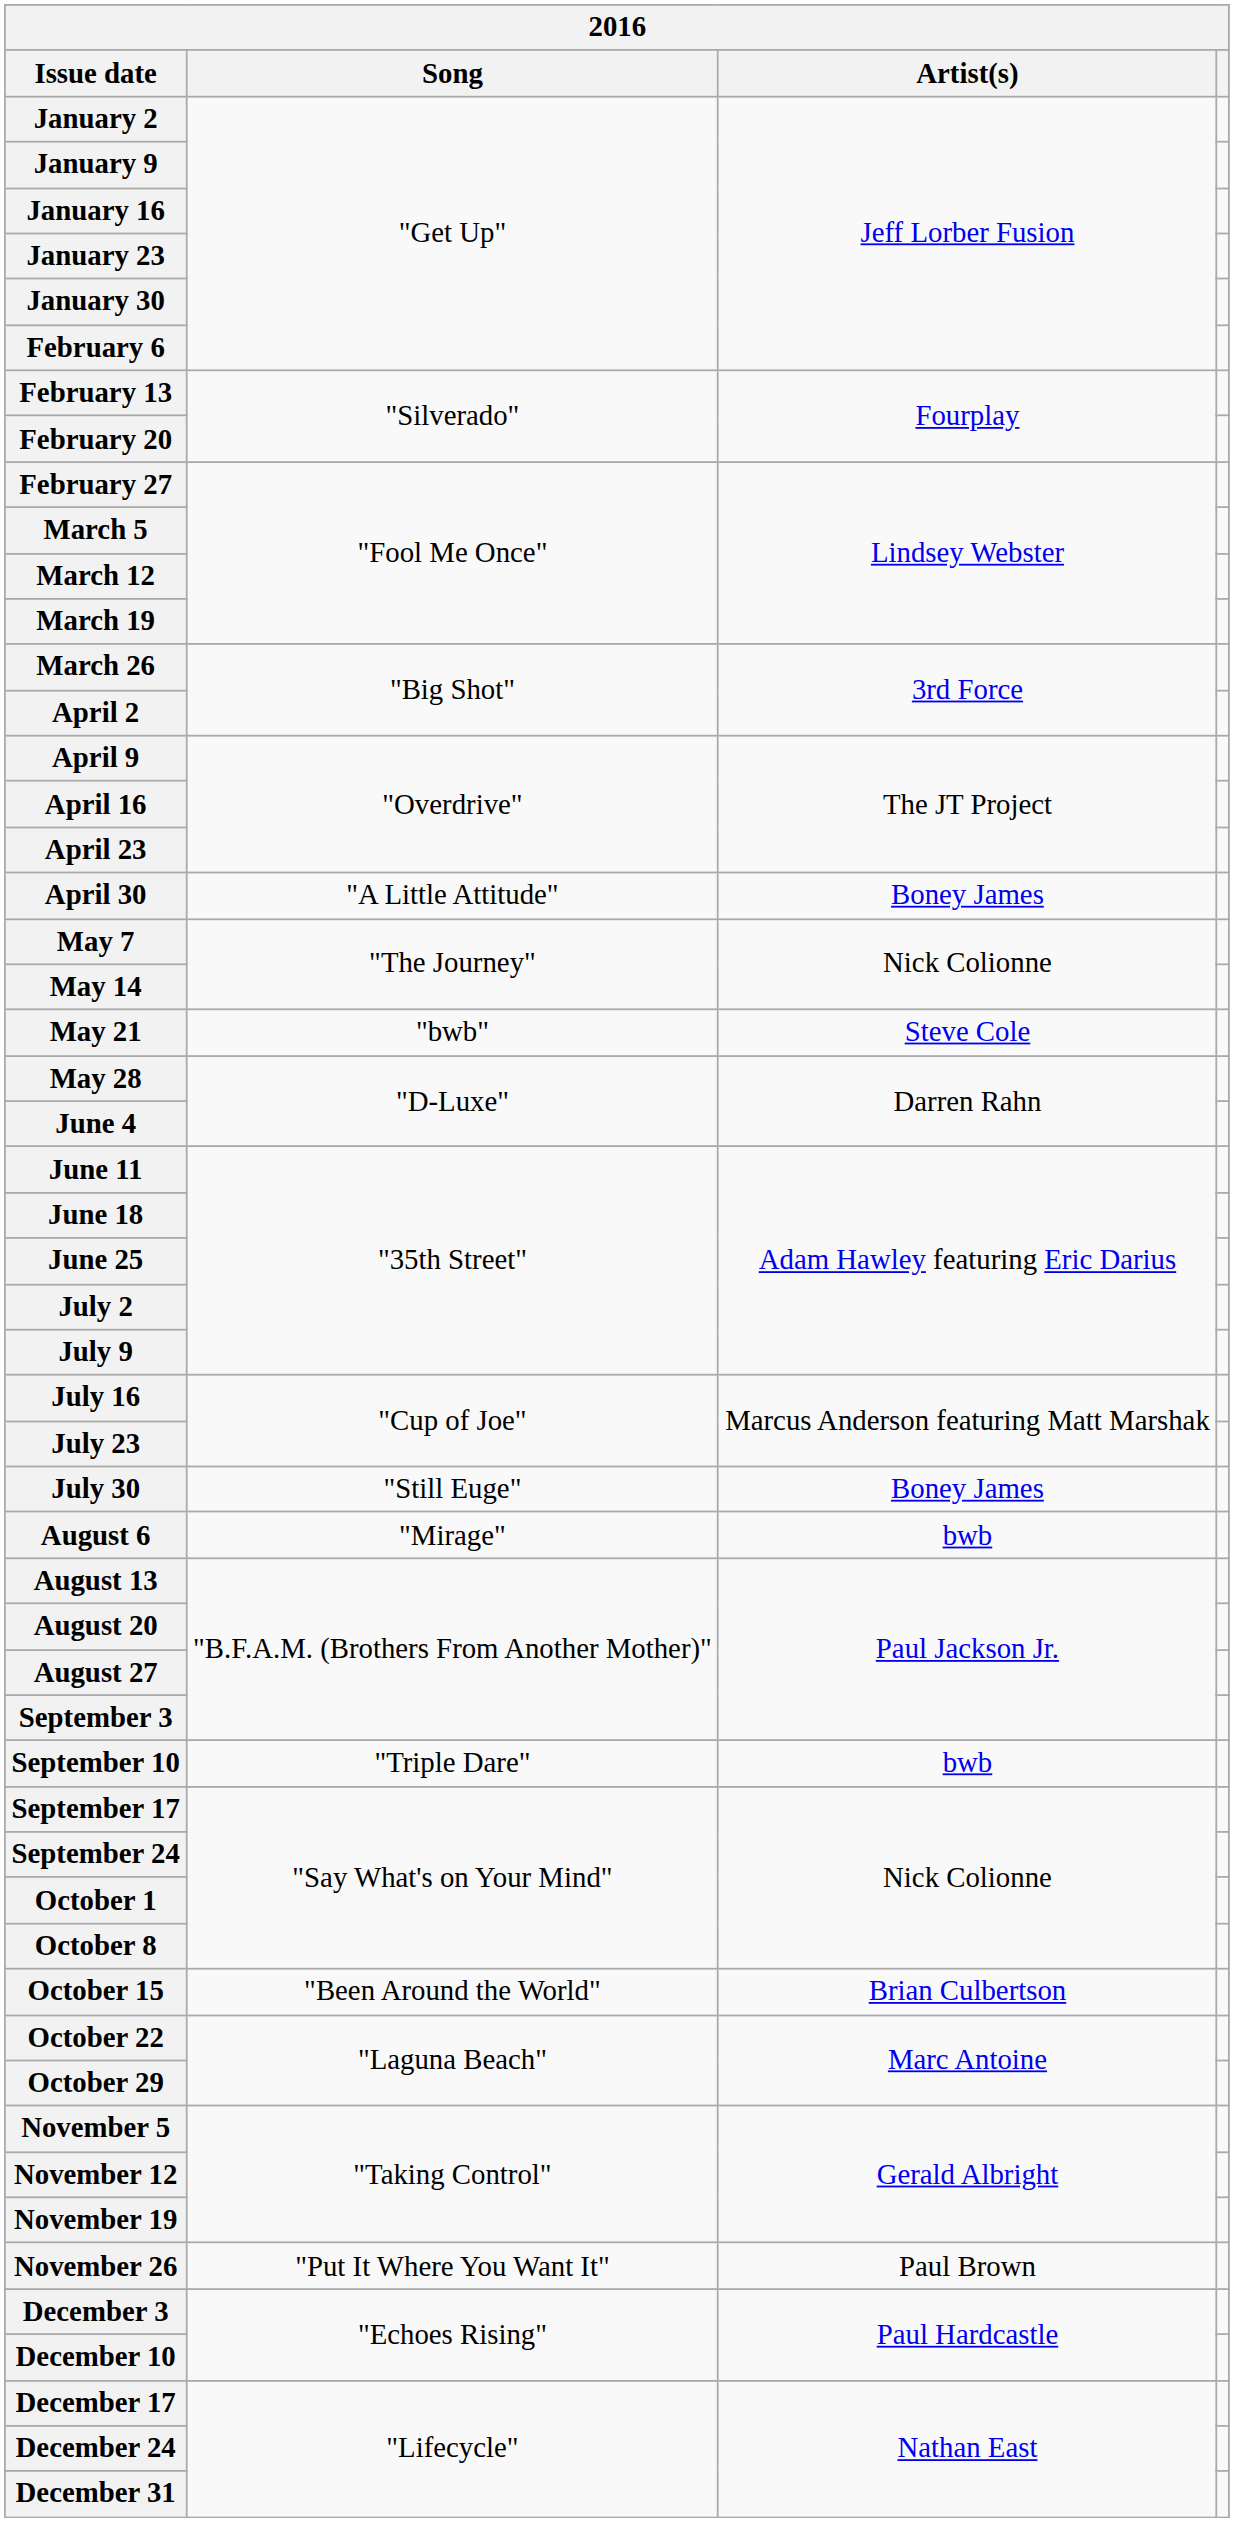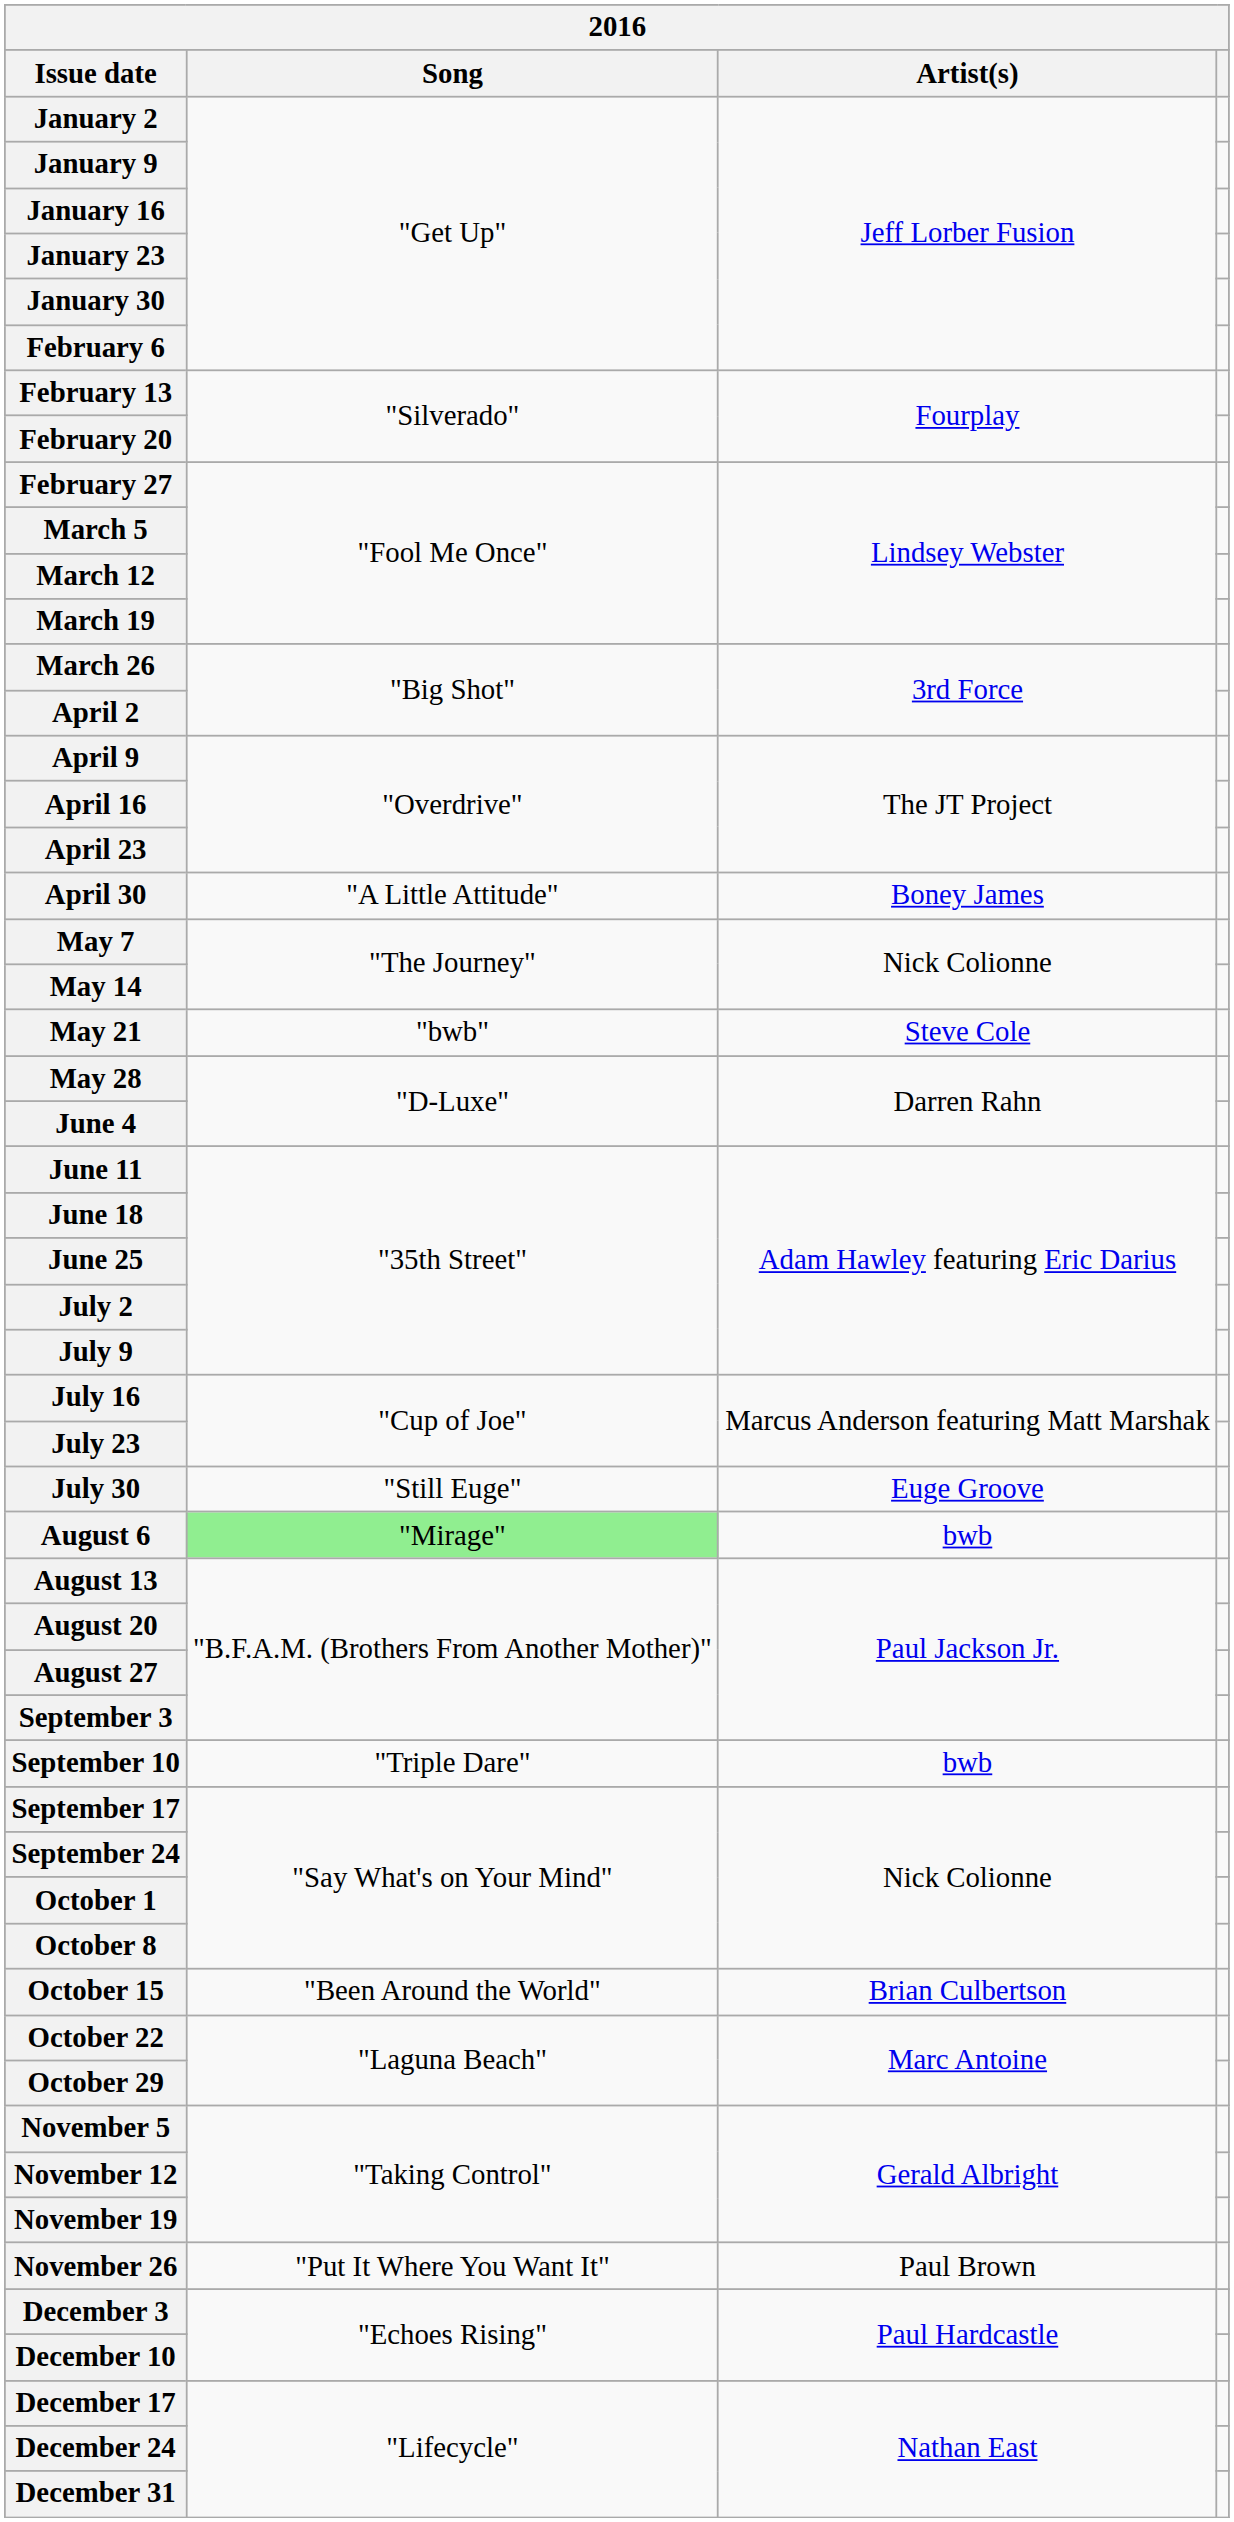(967, 1488) Boney James -> (967, 1488) Euge Groove
(452, 1534) no background -> (452, 1534) lightgreen background
